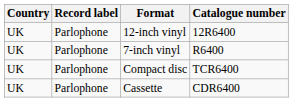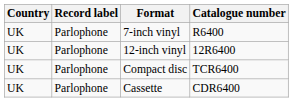rows swapped: (152, 50) <-> (155, 32)
